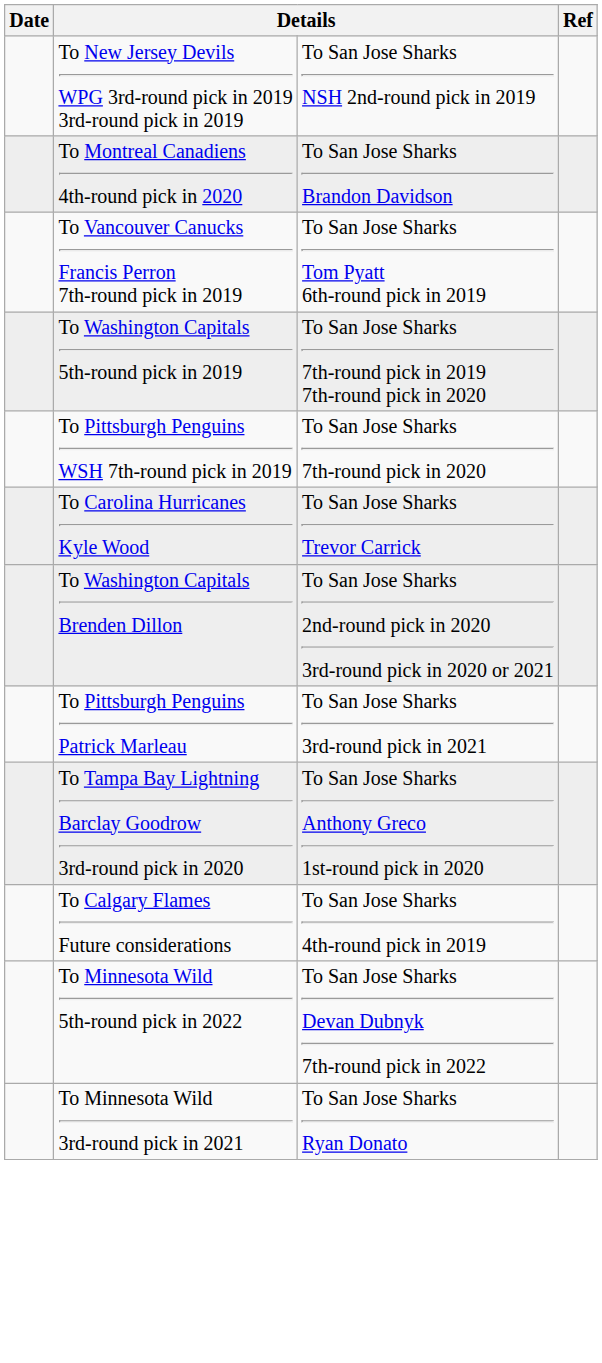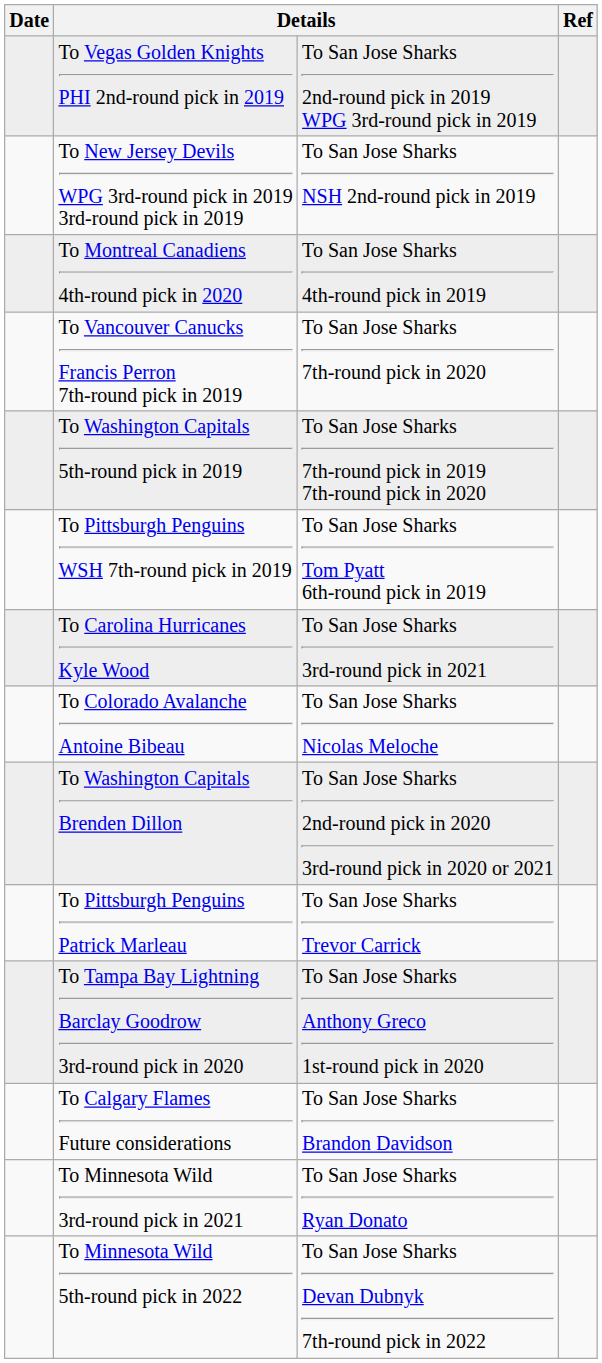+ row: (176, 74)
(428, 173) To San Jose Sharks Brandon Davidson -> (428, 273) To San Jose Sharks 4th-round pick in 2019
(428, 261) To San Jose Sharks Tom Pyatt 6th-round pick in 2019 -> (428, 349) To San Jose Sharks 7th-round pick in 2020
(428, 448) To San Jose Sharks 7th-round pick in 2020 -> (428, 559) To San Jose Sharks Tom Pyatt 6th-round pick in 2019
(428, 525) To San Jose Sharks Trevor Carrick -> (428, 647) To San Jose Sharks 3rd-round pick in 2021
+ row: (176, 724)
(428, 724) To San Jose Sharks 3rd-round pick in 2021 -> (428, 922) To San Jose Sharks Trevor Carrick
(428, 922) To San Jose Sharks 4th-round pick in 2019 -> (428, 1120) To San Jose Sharks Brandon Davidson
rows swapped: (176, 999) <-> (176, 1120)
